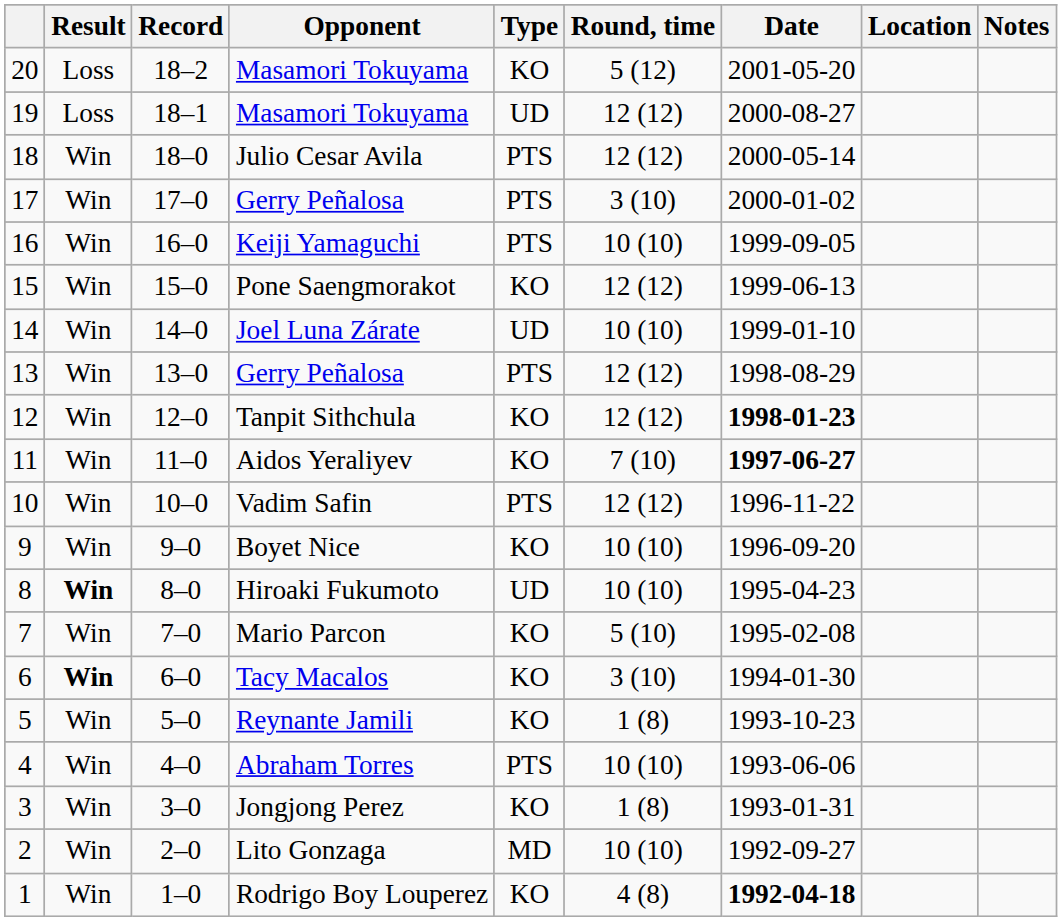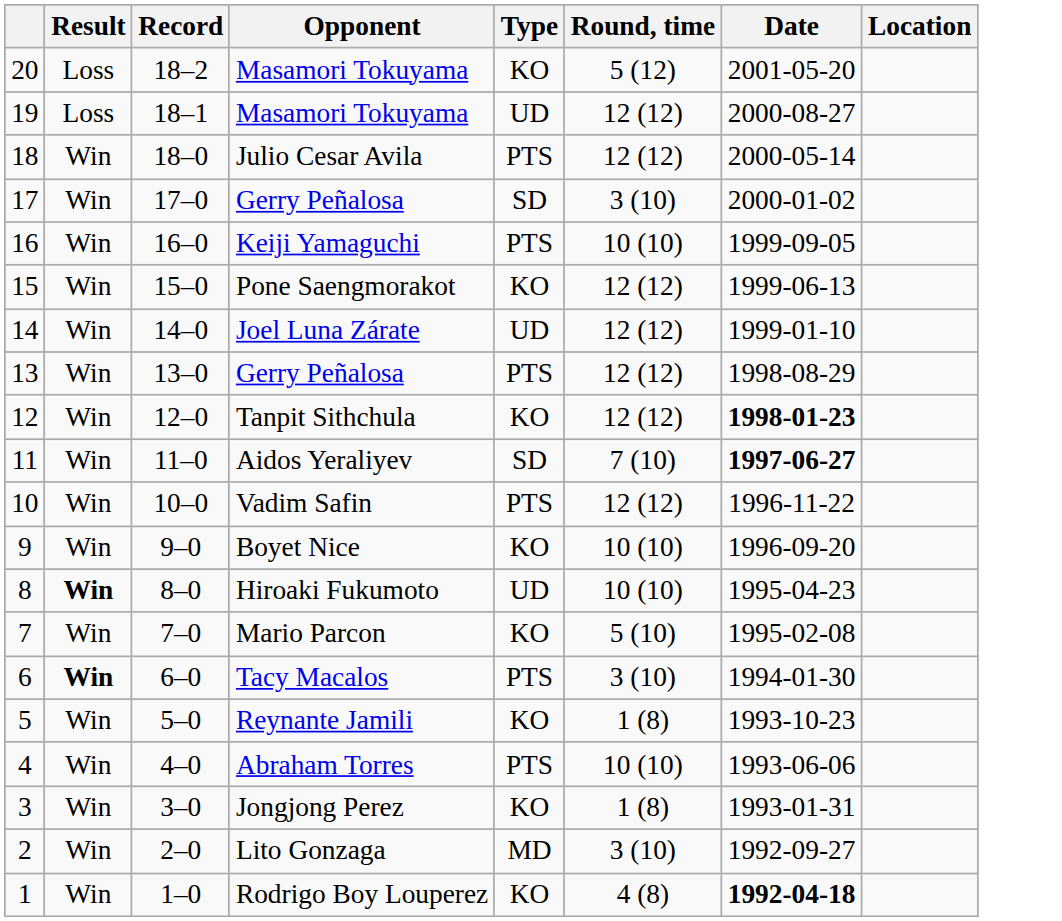- column: (1017, 26)
(529, 199) PTS -> (529, 199) SD
(643, 329) 10 (10) -> (643, 329) 12 (12)
(529, 460) KO -> (529, 460) SD
(529, 677) KO -> (529, 677) PTS
(643, 850) 10 (10) -> (643, 850) 3 (10)
